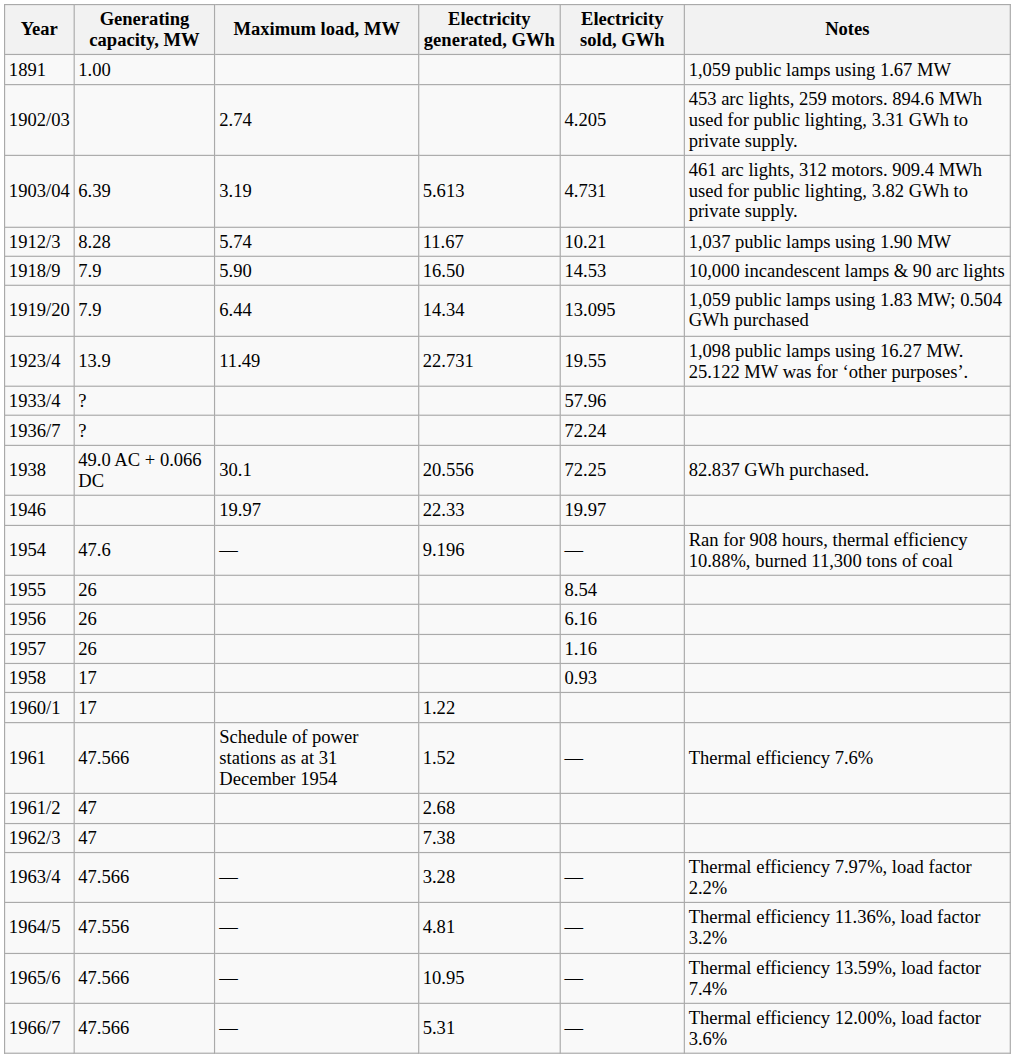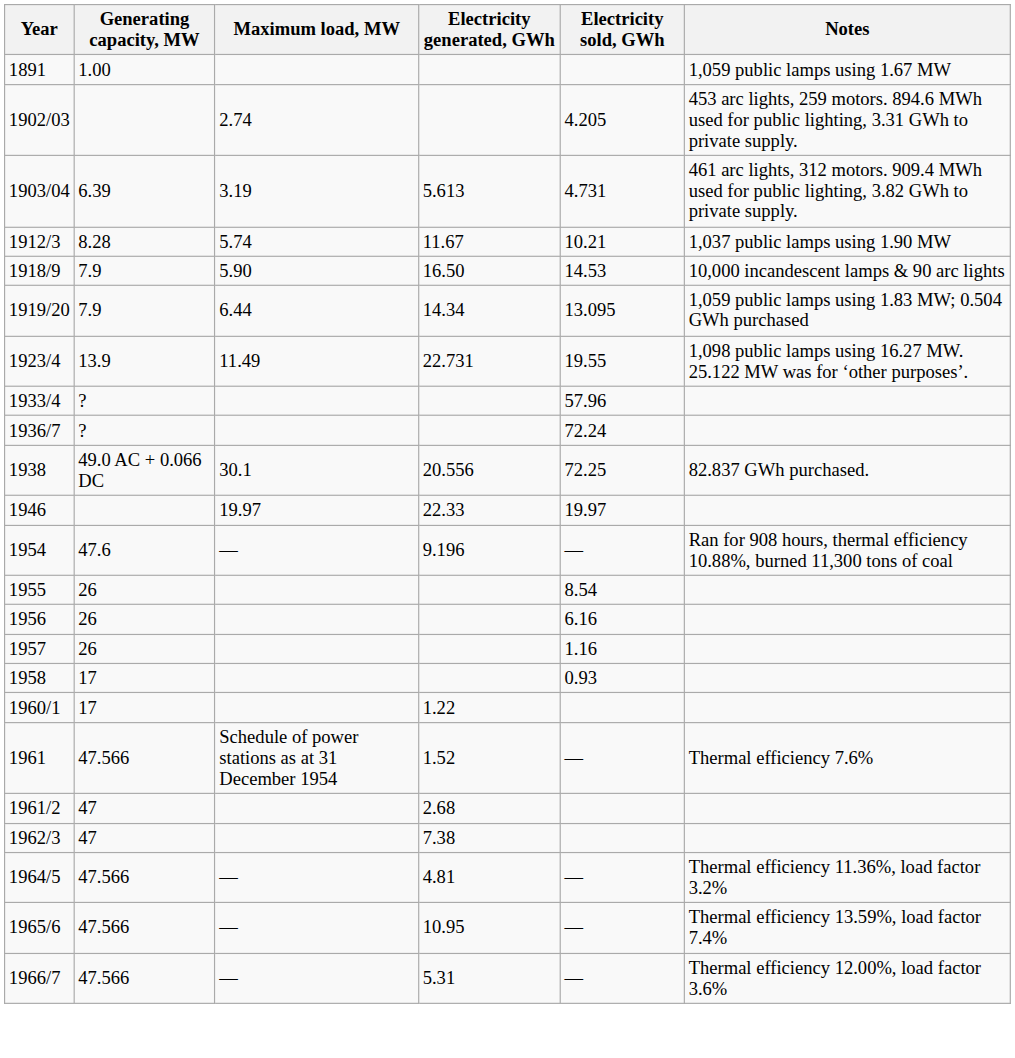- row: (35, 877)
(104, 927) 47.556 -> (104, 877) 47.566
